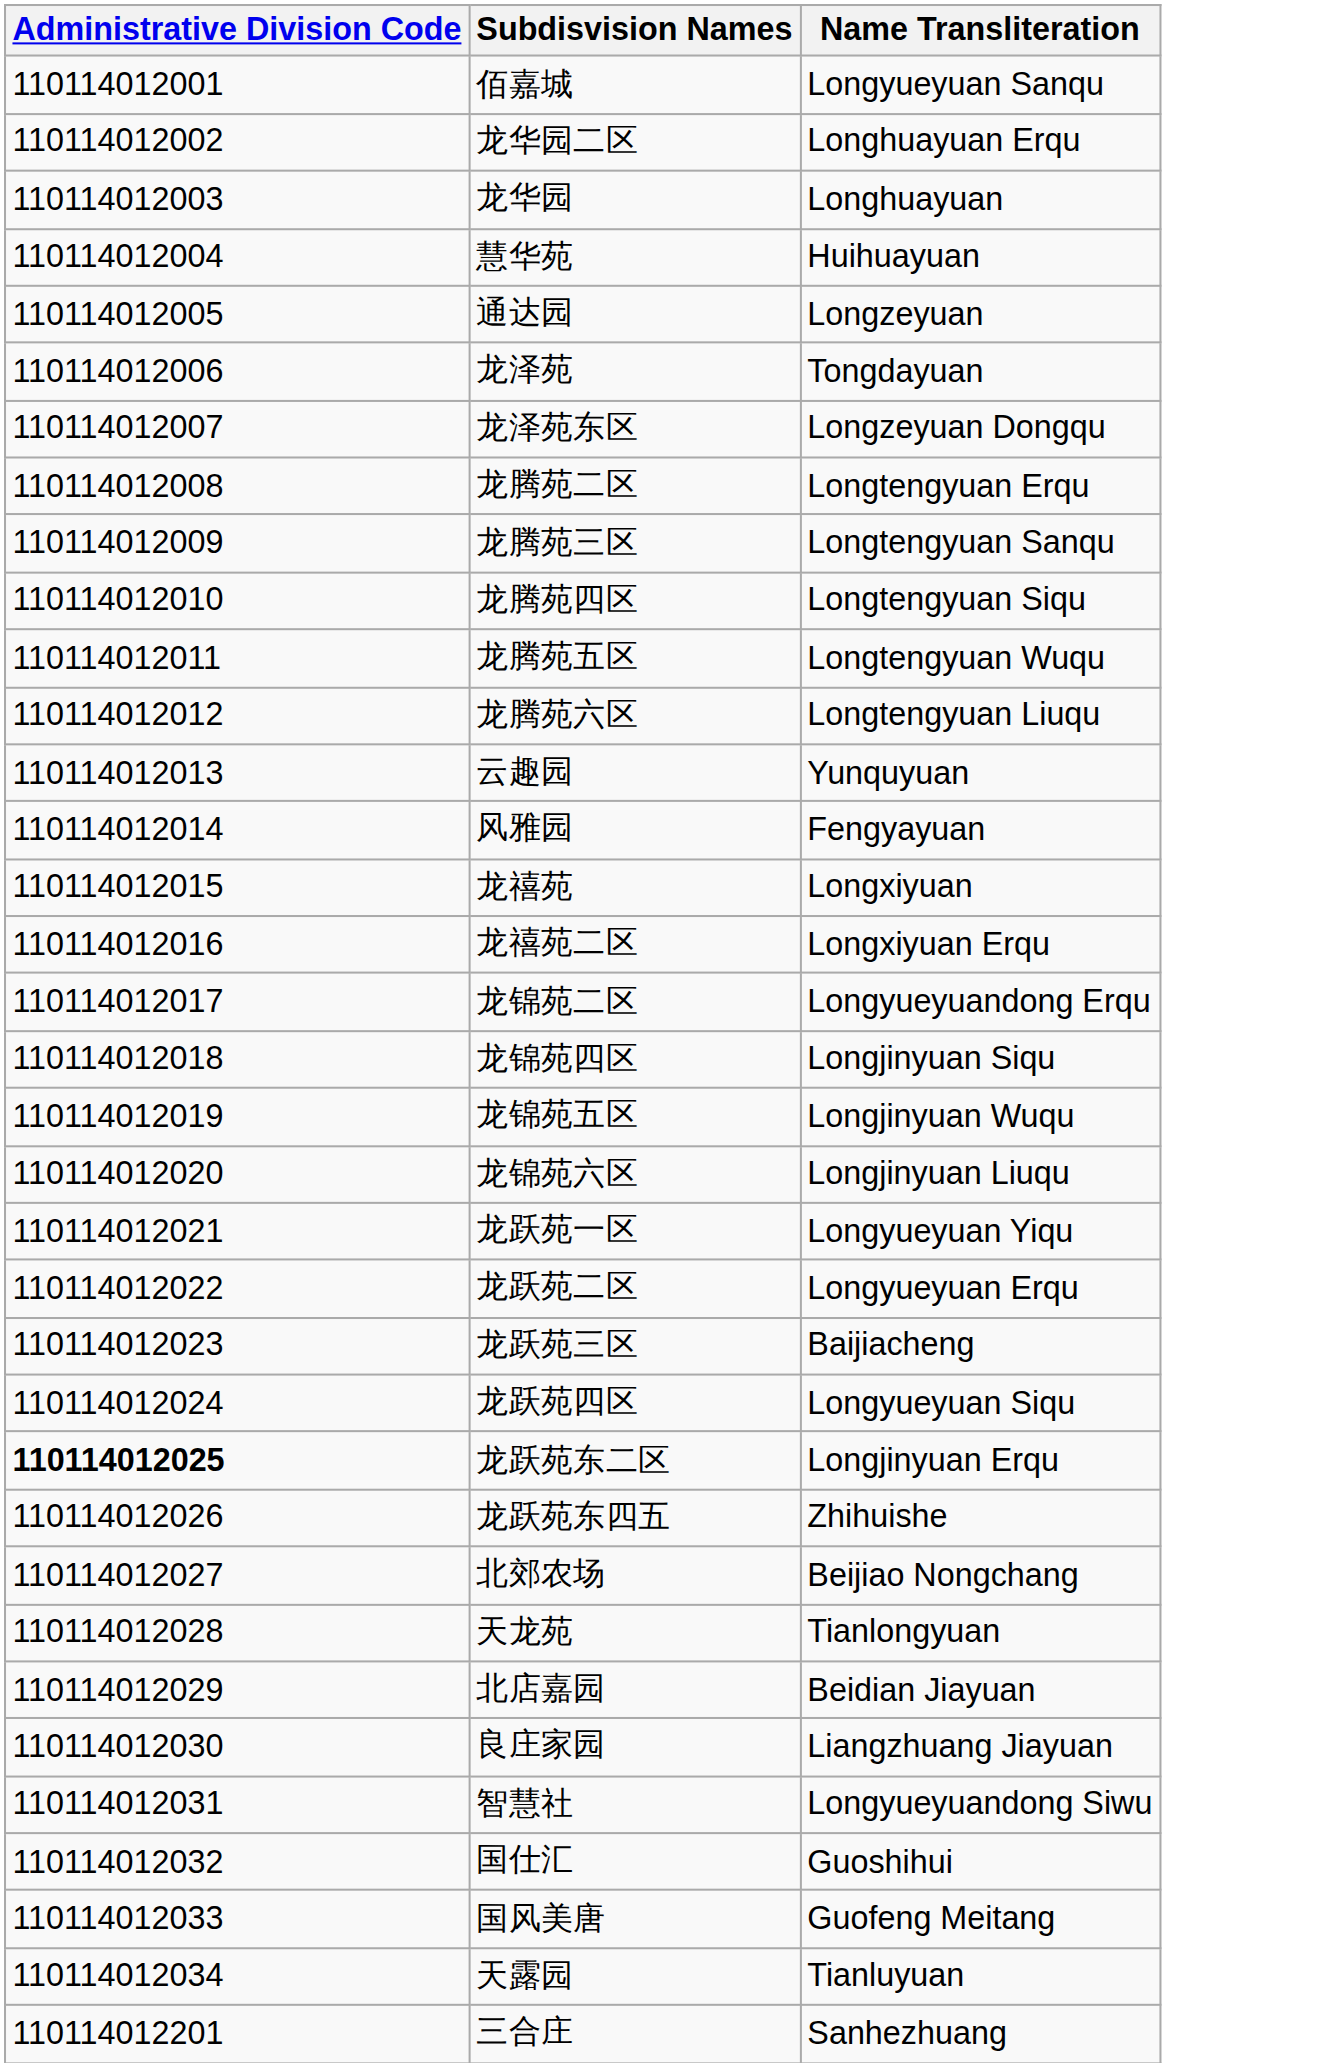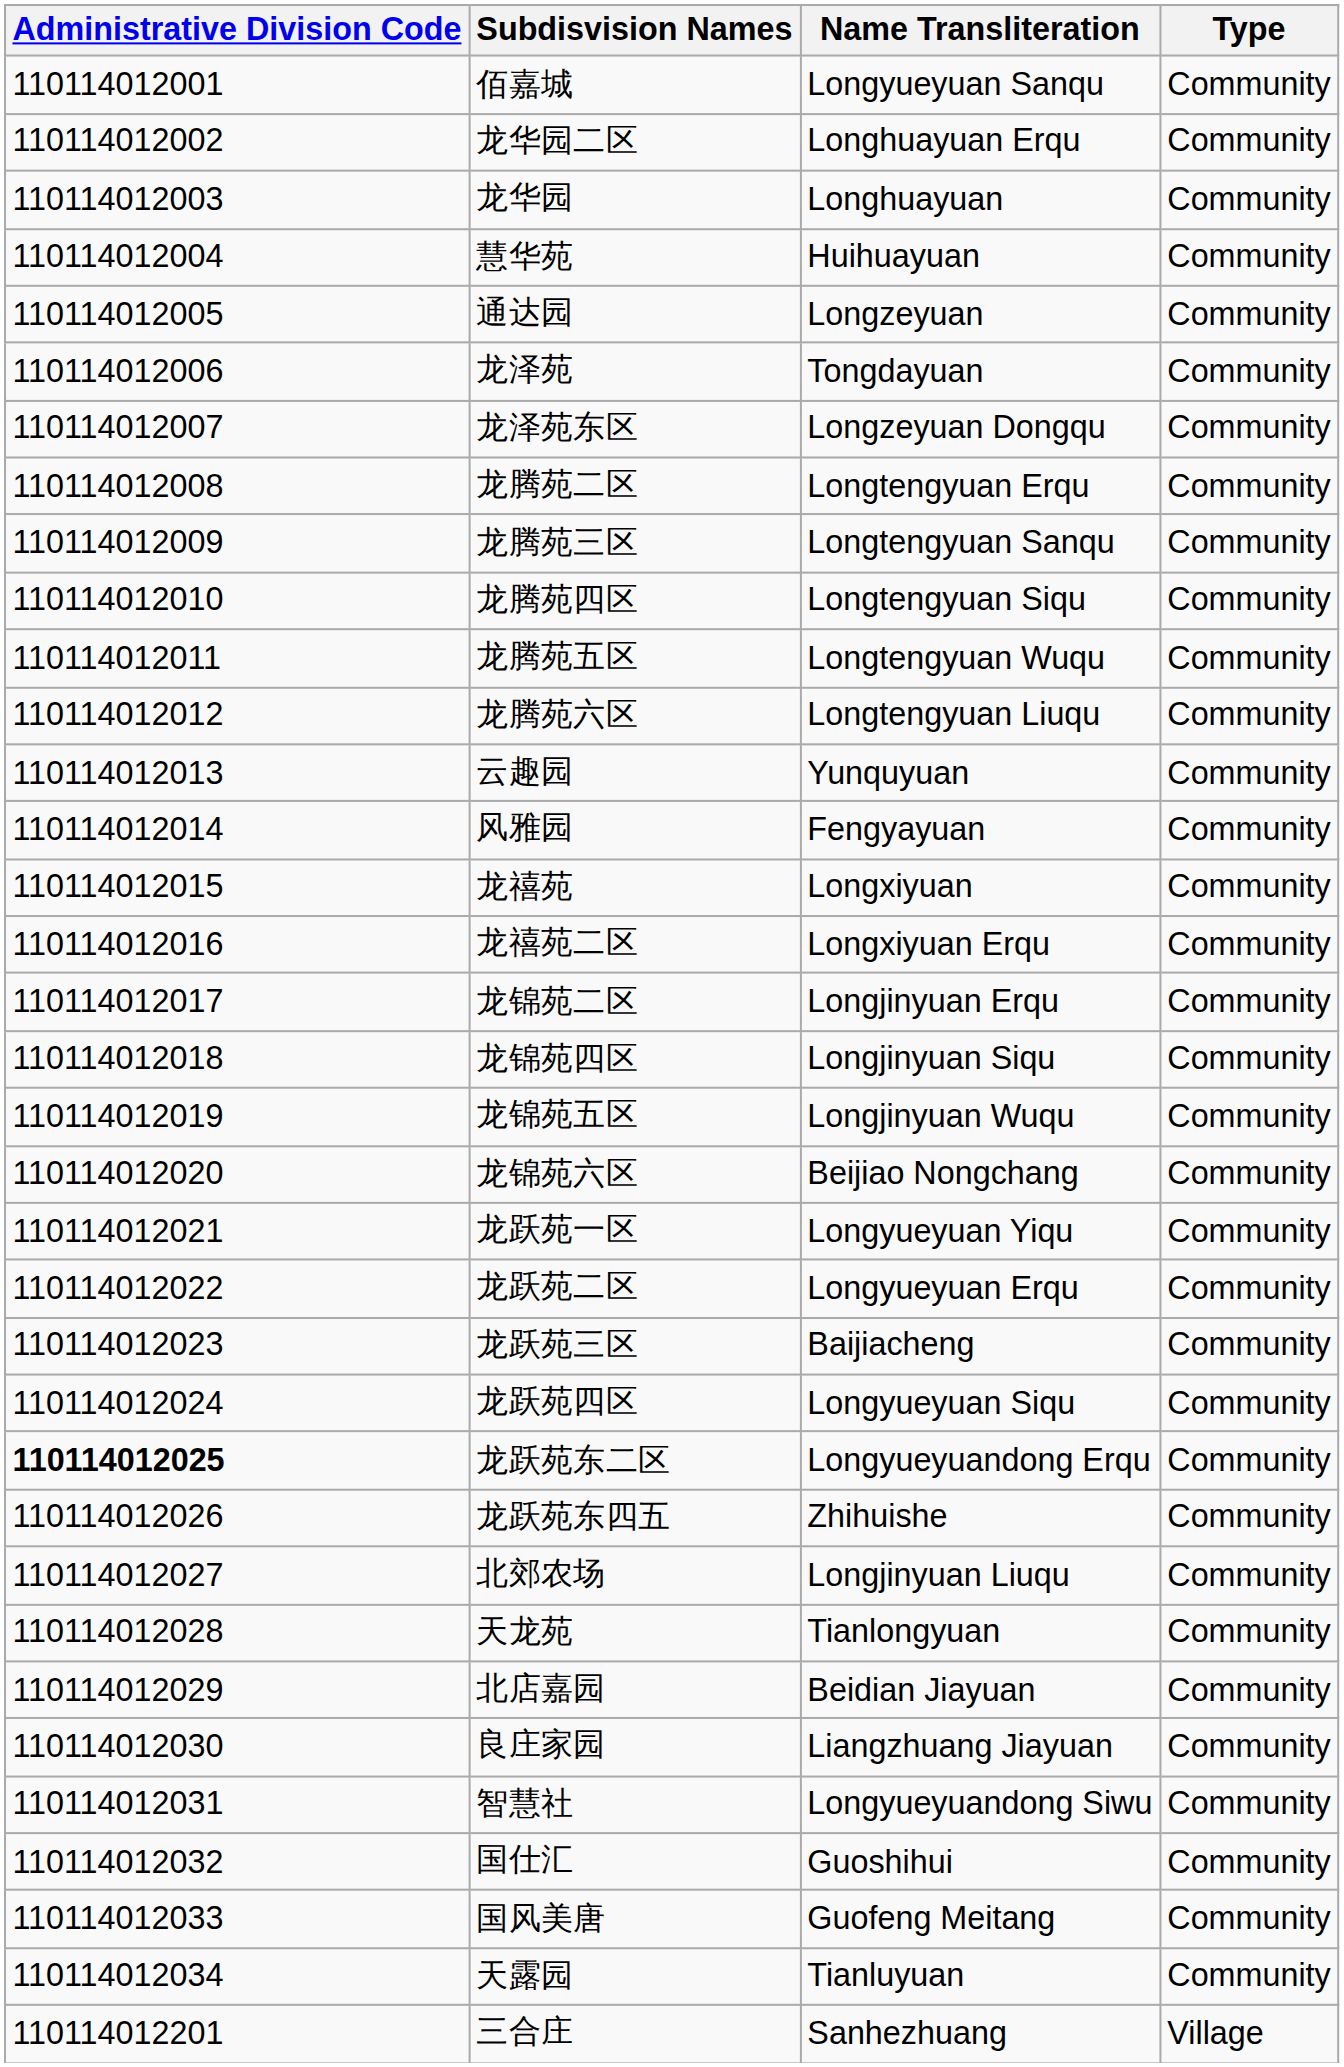+ column: (1249, 30)
(979, 1001) Longyueyuandong Erqu -> (933, 1001) Longjinyuan Erqu
(939, 1173) Longjinyuan Liuqu -> (943, 1173) Beijiao Nongchang
(933, 1460) Longjinyuan Erqu -> (979, 1460) Longyueyuandong Erqu
(943, 1574) Beijiao Nongchang -> (939, 1574) Longjinyuan Liuqu
